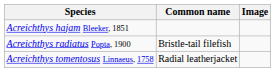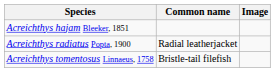(195, 43) Bristle-tail filefish -> (198, 43) Radial leatherjacket
(198, 59) Radial leatherjacket -> (195, 59) Bristle-tail filefish
